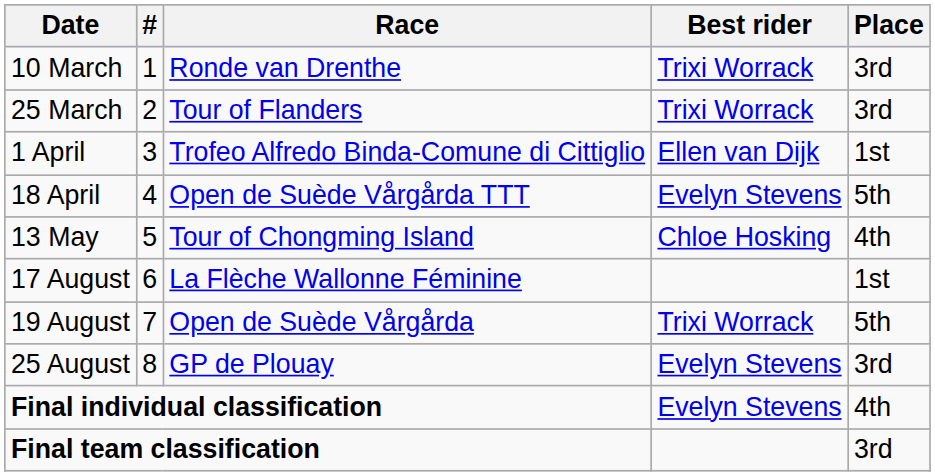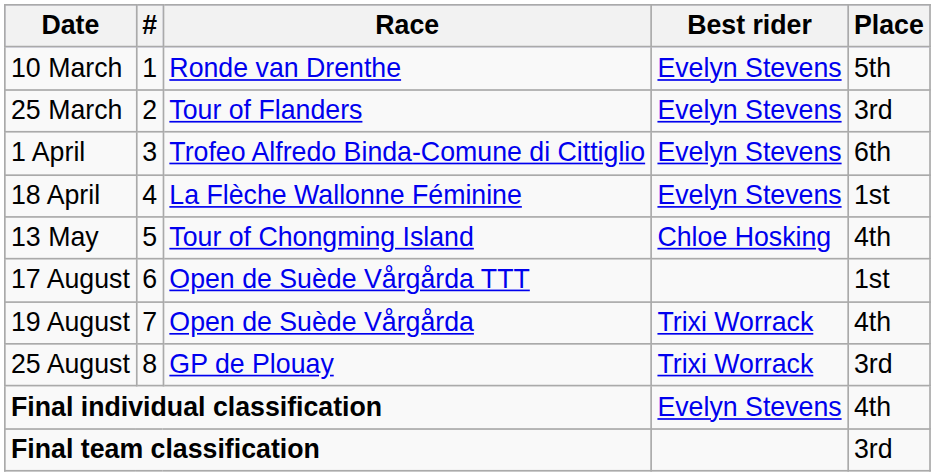(735, 68) Trixi Worrack -> (750, 68) Evelyn Stevens
(873, 68) 3rd -> (873, 68) 5th
(735, 110) Trixi Worrack -> (750, 110) Evelyn Stevens
(738, 152) Ellen van Dijk -> (750, 152) Evelyn Stevens
(872, 152) 1st -> (873, 152) 6th
(350, 195) Open de Suède Vårgårda TTT -> (346, 195) La Flèche Wallonne Féminine
(873, 195) 5th -> (872, 195) 1st
(346, 279) La Flèche Wallonne Féminine -> (350, 279) Open de Suède Vårgårda TTT
(873, 322) 5th -> (873, 322) 4th
(750, 364) Evelyn Stevens -> (735, 364) Trixi Worrack
